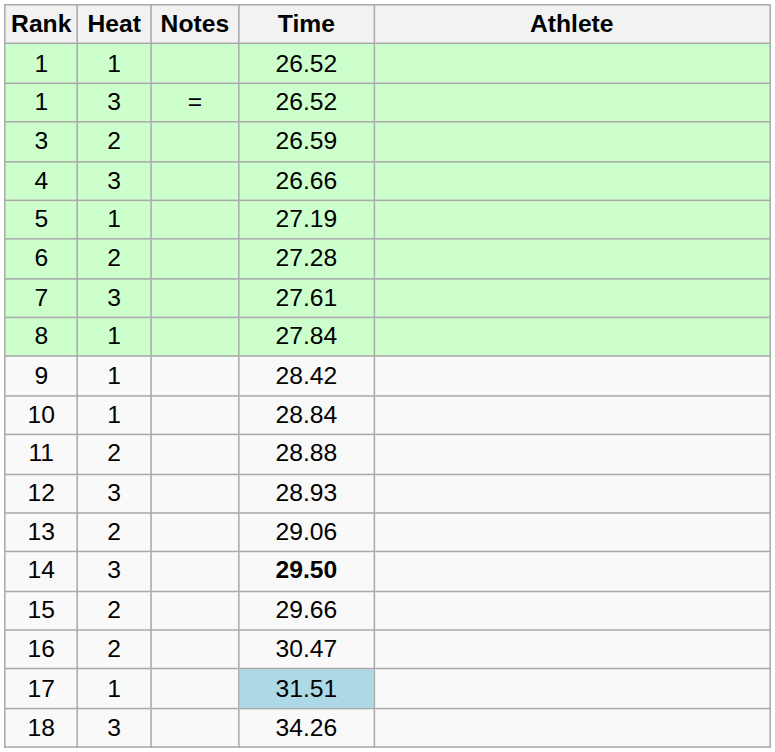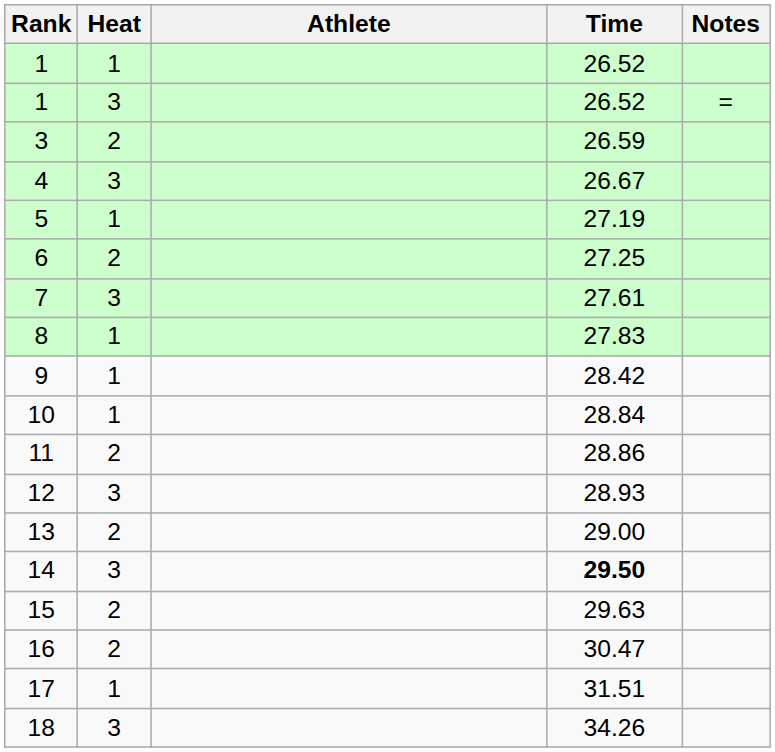columns swapped: (572, 24) <-> (195, 24)
(306, 180) 26.66 -> (614, 180) 26.67
(306, 258) 27.28 -> (614, 258) 27.25
(306, 336) 27.84 -> (614, 336) 27.83
(306, 453) 28.88 -> (614, 453) 28.86
(306, 532) 29.06 -> (614, 532) 29.00
(306, 610) 29.66 -> (614, 610) 29.63
(306, 688) lightblue background -> (614, 688) no background
